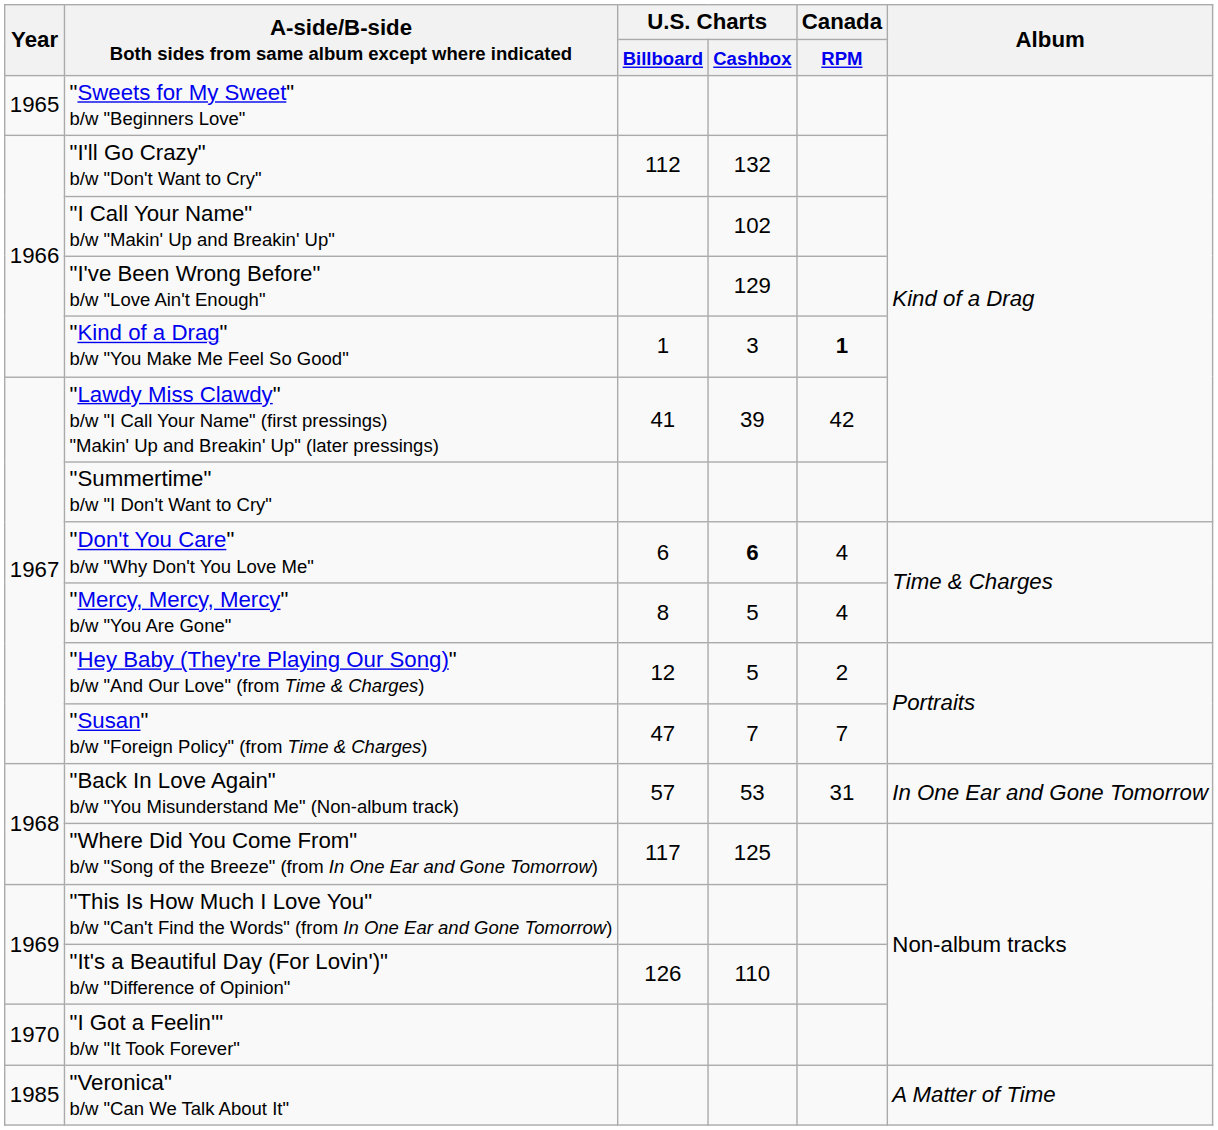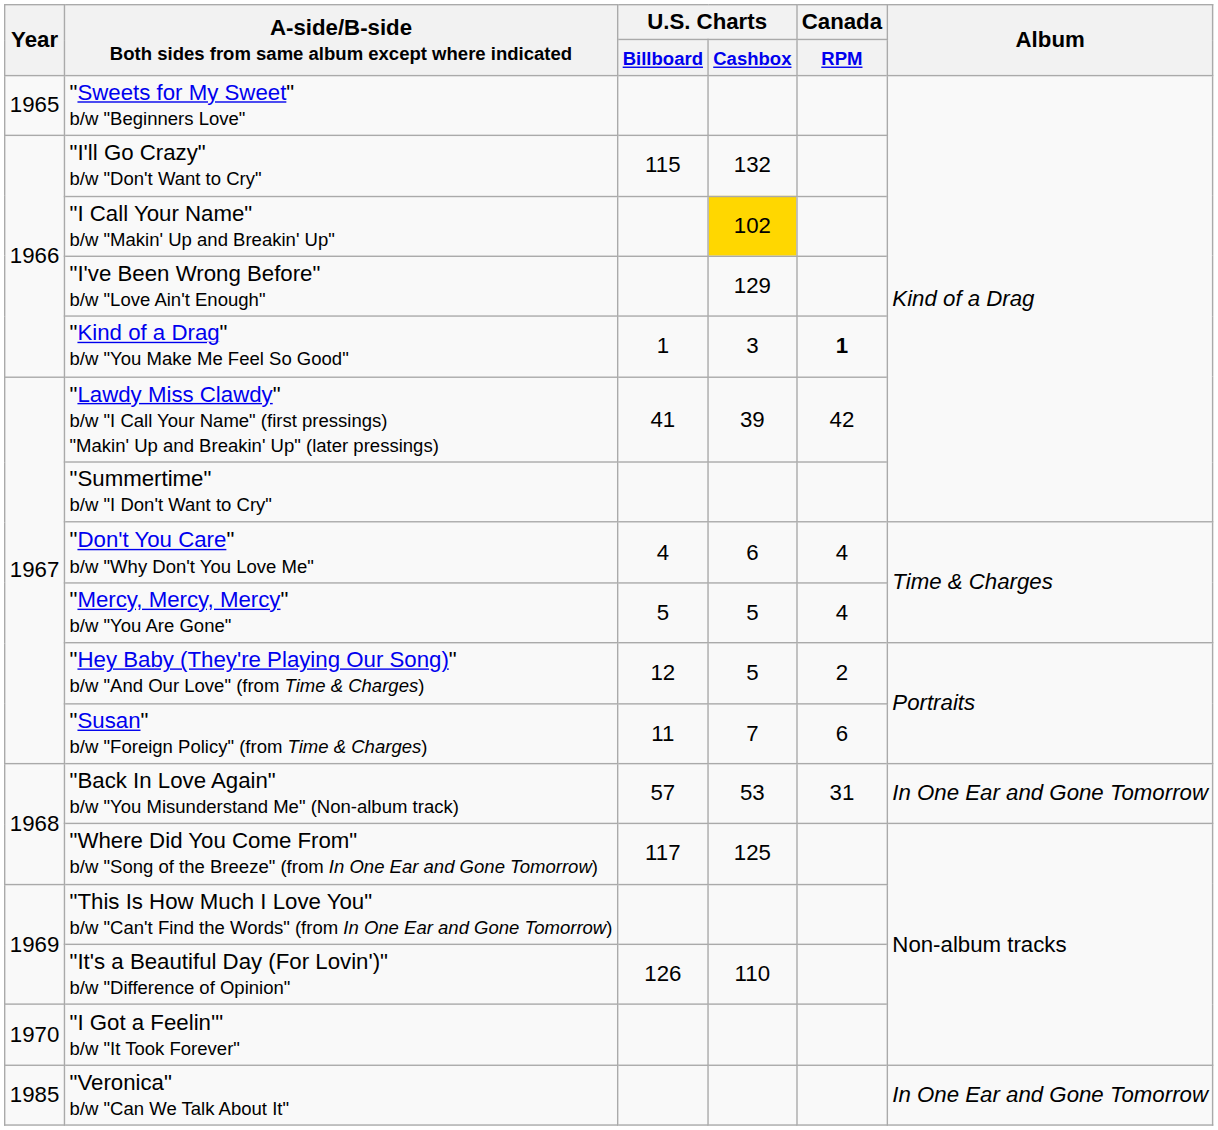(663, 165) 112 -> (663, 165) 115
(752, 225) no background -> (752, 225) gold background
(663, 552) 6 -> (663, 552) 4
(752, 552) bold -> (752, 552) normal
(663, 612) 8 -> (663, 612) 5
(663, 733) 47 -> (663, 733) 11
(842, 733) 7 -> (842, 733) 6
(974, 1094) A Matter of Time -> (1050, 1094) In One Ear and Gone Tomorrow
